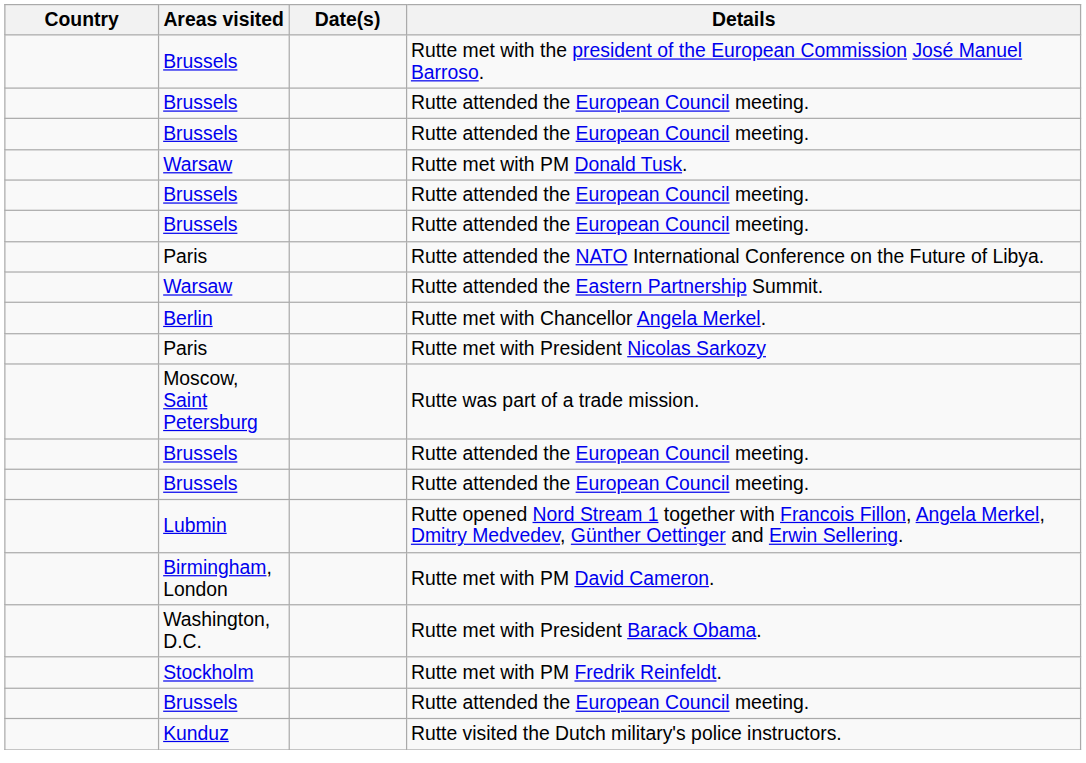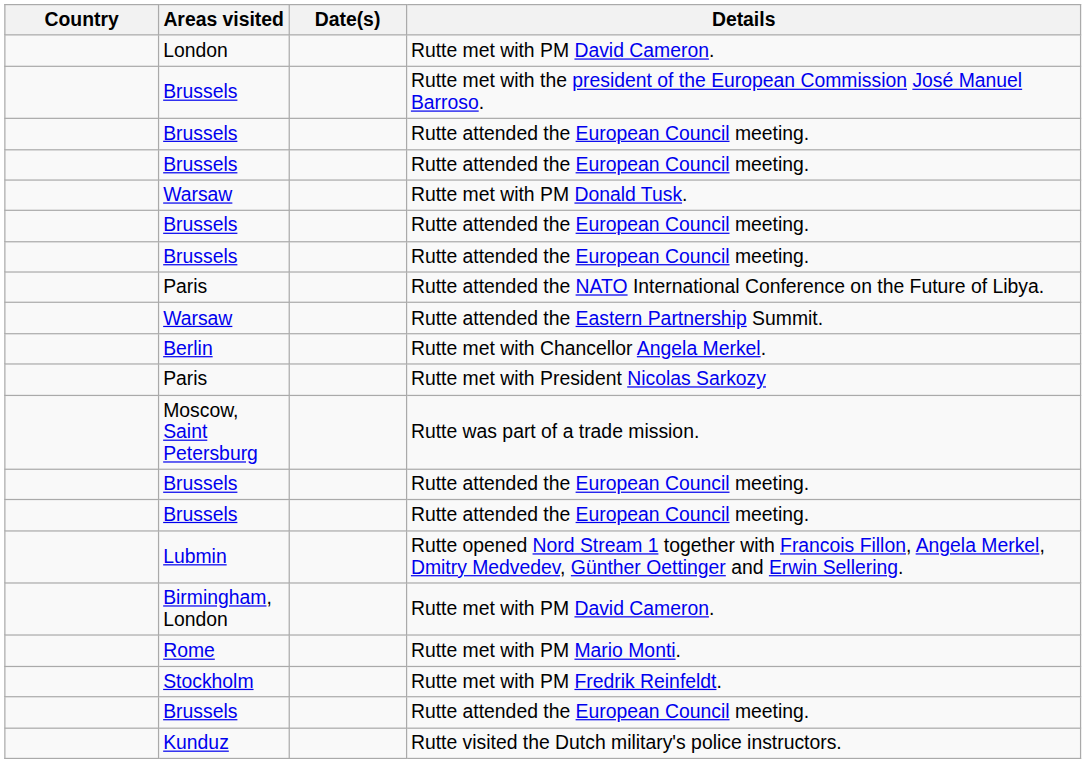+ row: (195, 50)
- row: (217, 630)
+ row: (189, 650)
